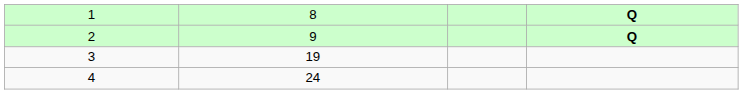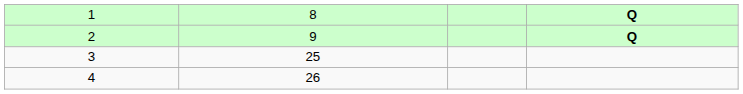(313, 57) 19 -> (313, 57) 25
(313, 78) 24 -> (313, 78) 26
